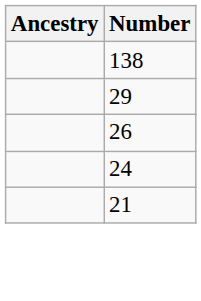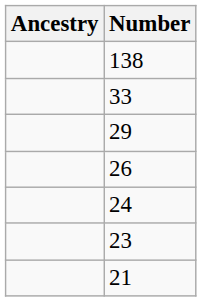+ row: (121, 96)
+ row: (121, 241)
